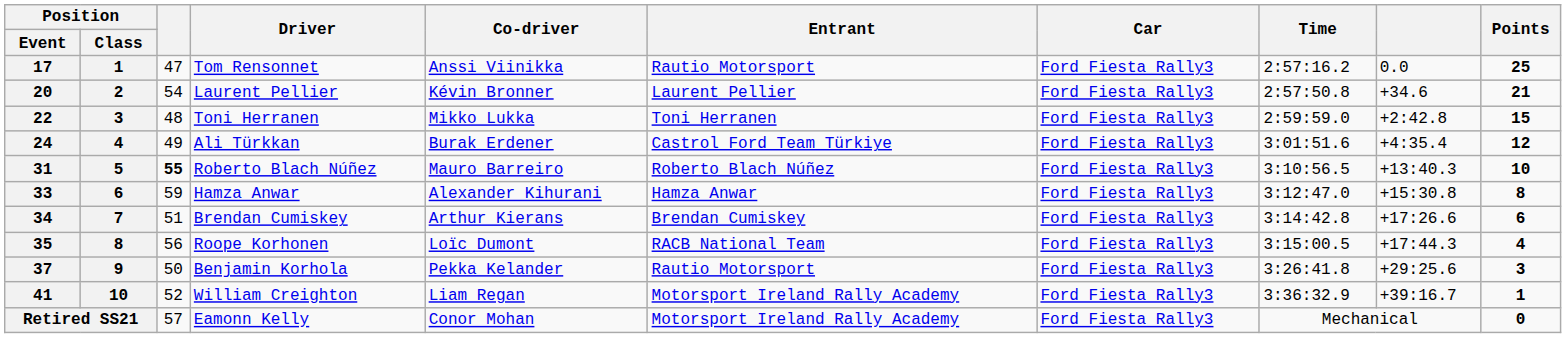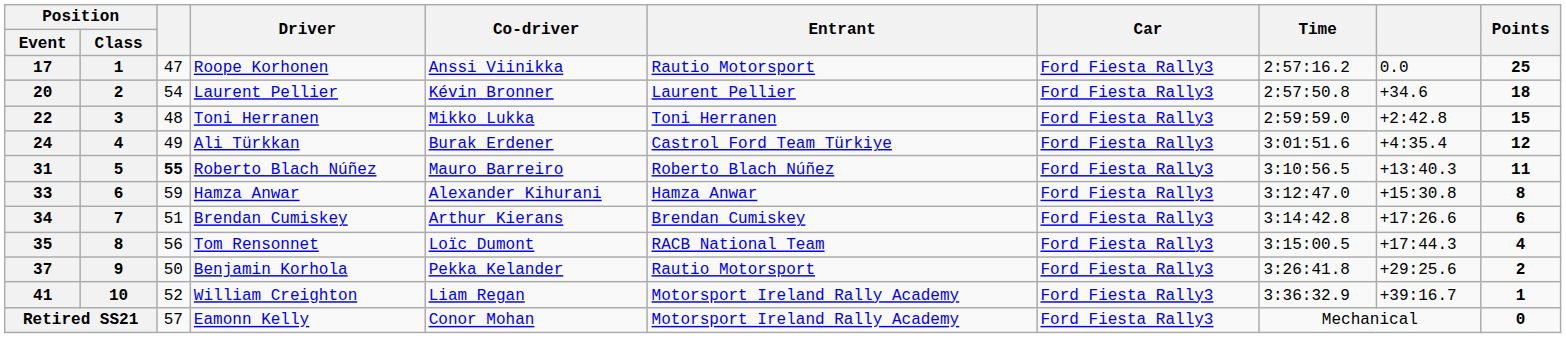(256, 68) Tom Rensonnet -> (261, 68) Roope Korhonen
(1521, 93) 21 -> (1521, 93) 18
(1521, 169) 10 -> (1521, 169) 11
(261, 245) Roope Korhonen -> (256, 245) Tom Rensonnet
(1521, 270) 3 -> (1521, 270) 2
